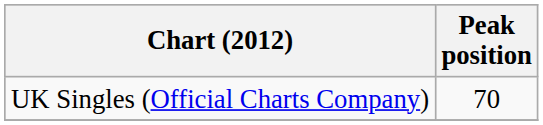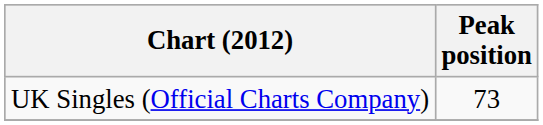(487, 98) 70 -> (487, 98) 73
